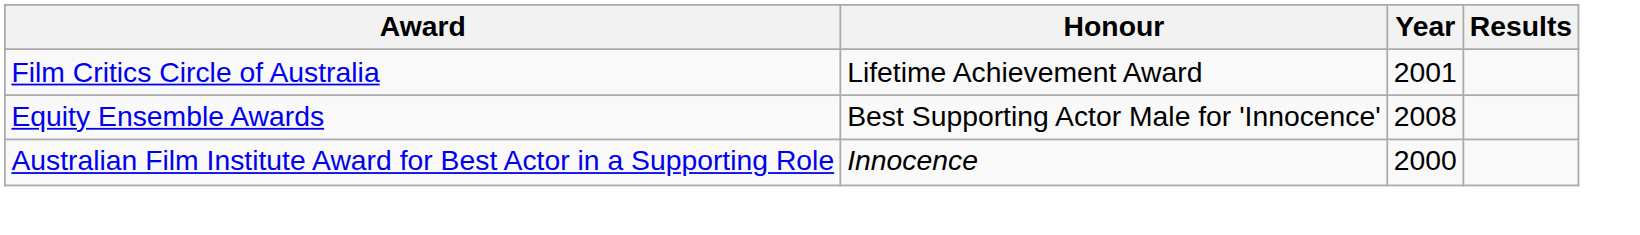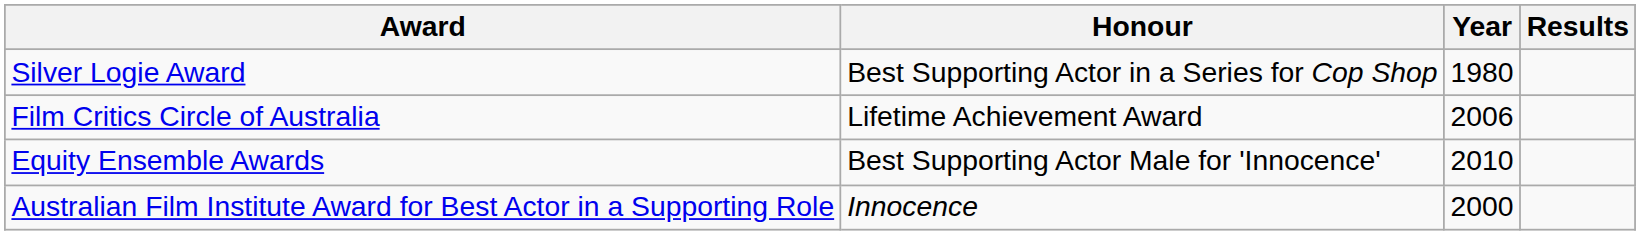+ row: (128, 71)
(1425, 71) 2001 -> (1482, 116) 2006
(1425, 116) 2008 -> (1482, 161) 2010
